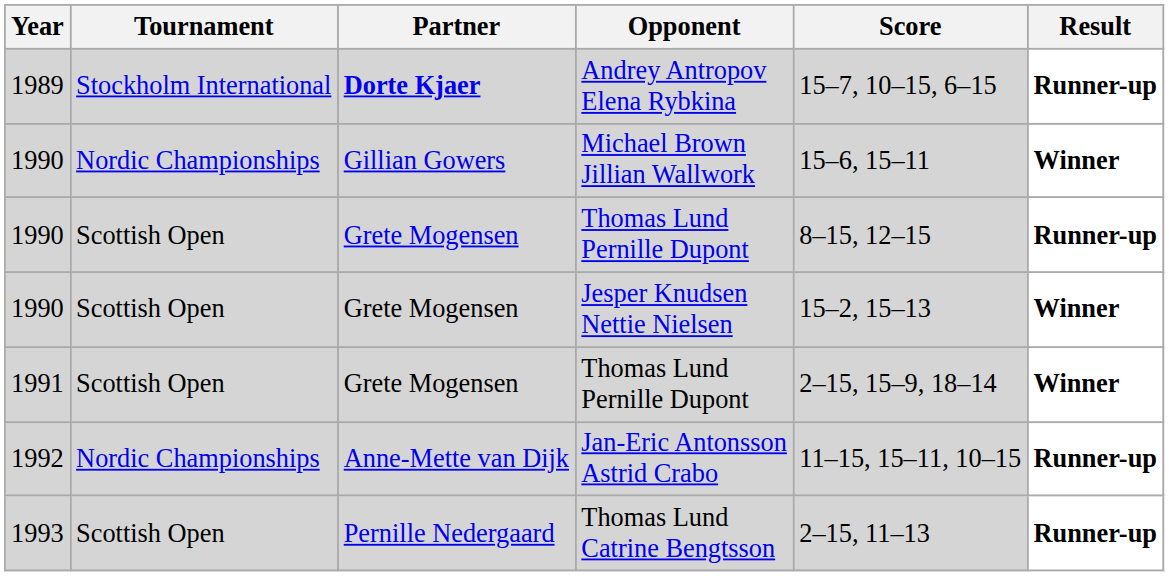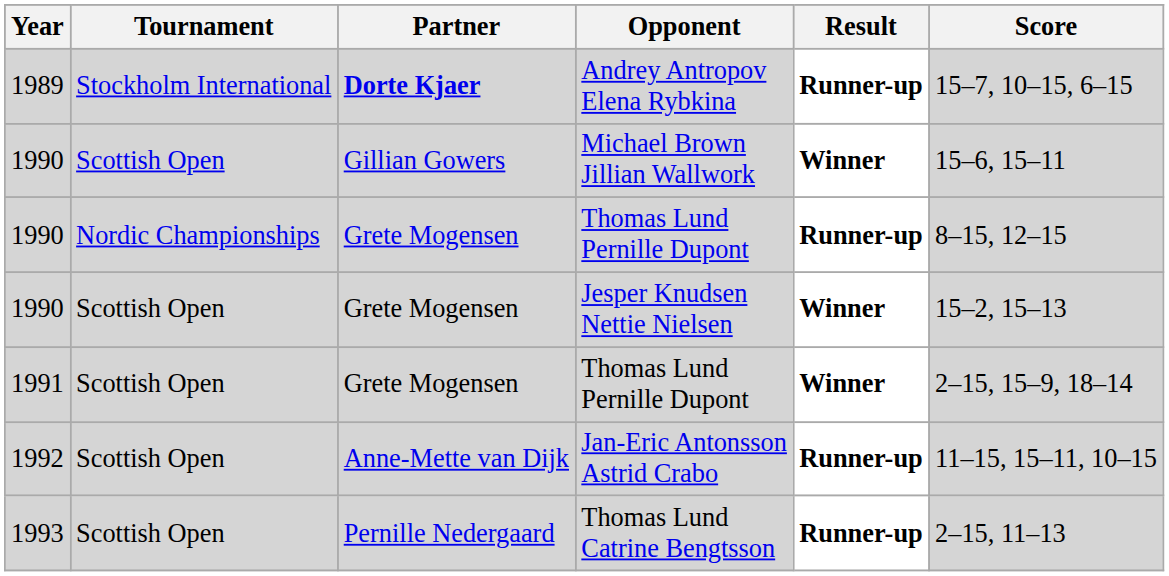columns swapped: (910, 26) <-> (1095, 26)
(198, 160) Nordic Championships -> (150, 160) Scottish Open
(150, 234) Scottish Open -> (198, 234) Nordic Championships
(198, 458) Nordic Championships -> (150, 458) Scottish Open
